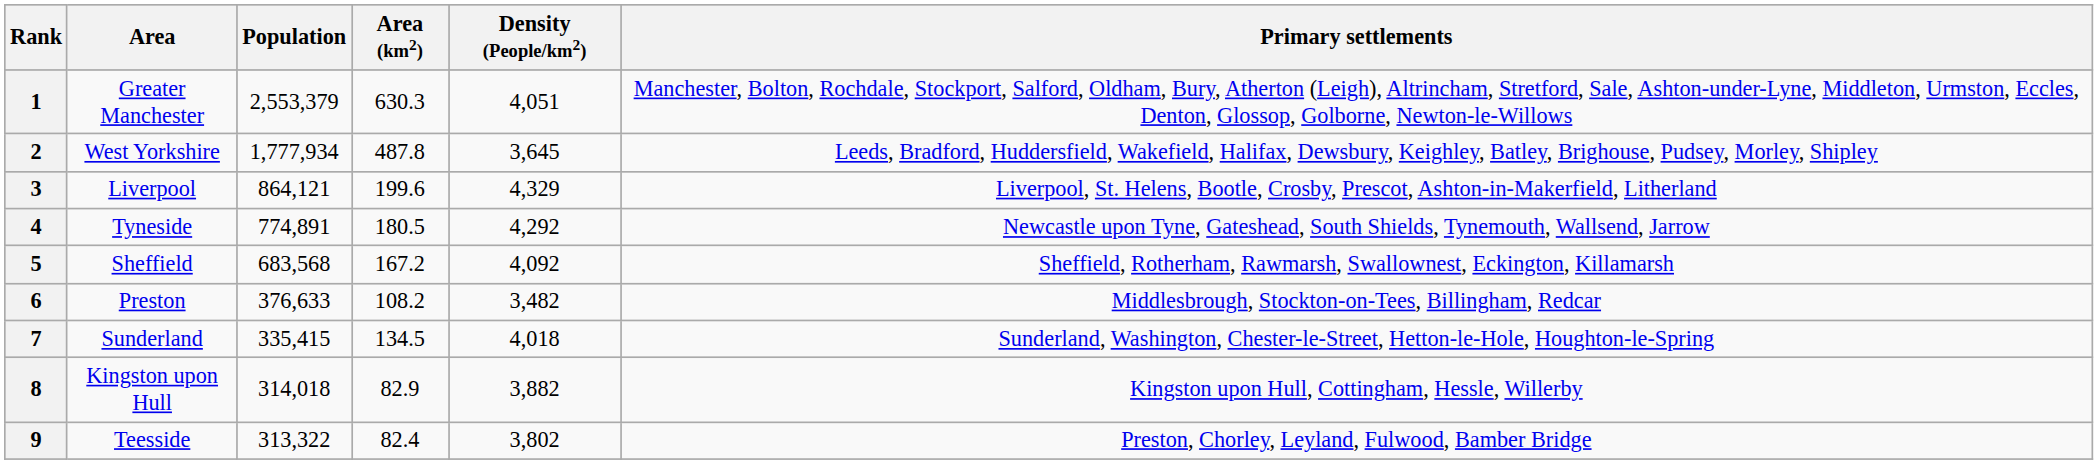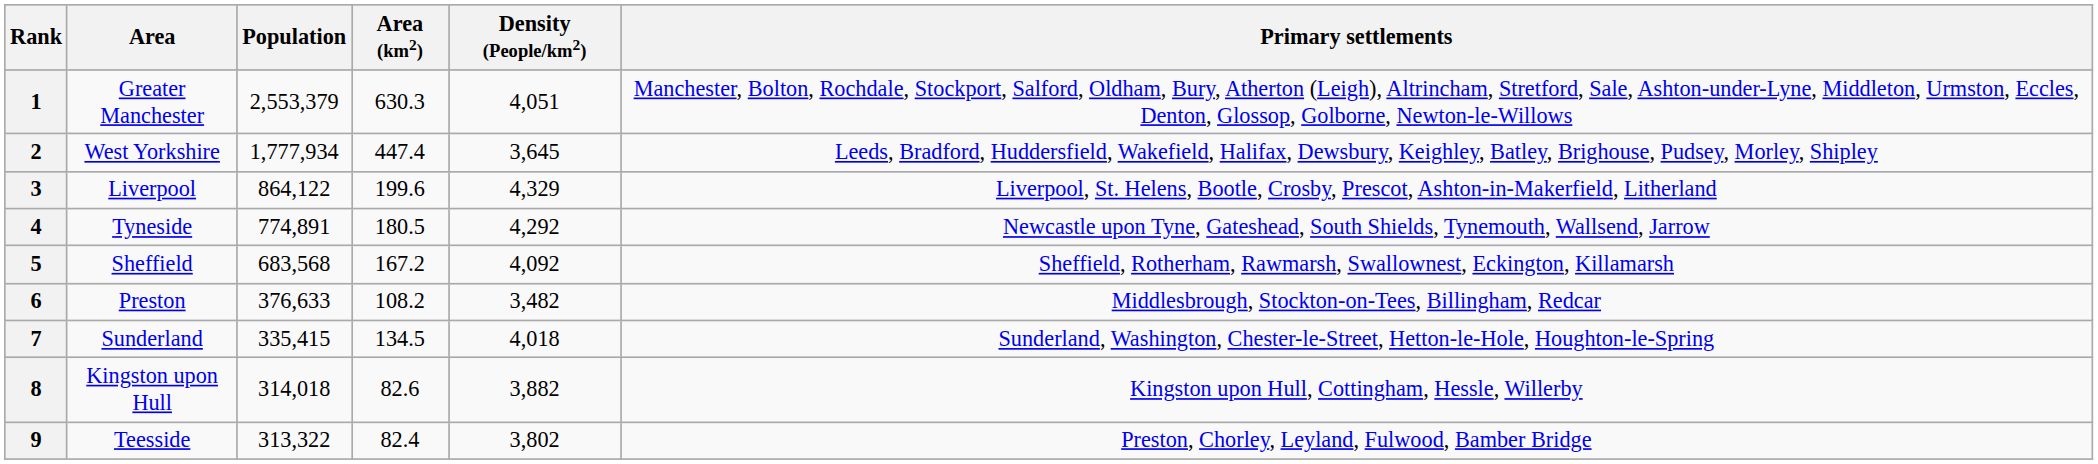(400, 152) 487.8 -> (400, 152) 447.4
(294, 189) 864,121 -> (294, 189) 864,122
(400, 389) 82.9 -> (400, 389) 82.6
